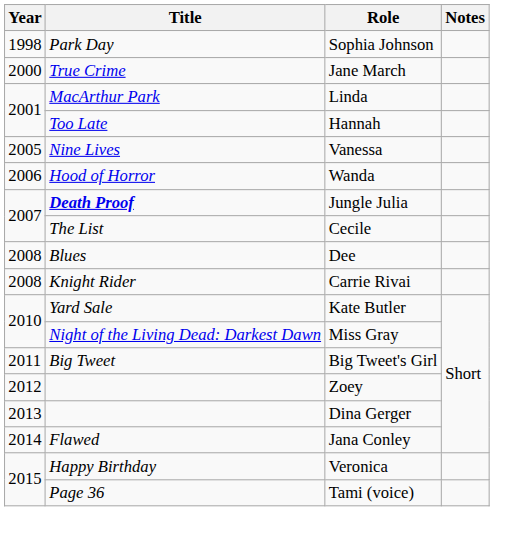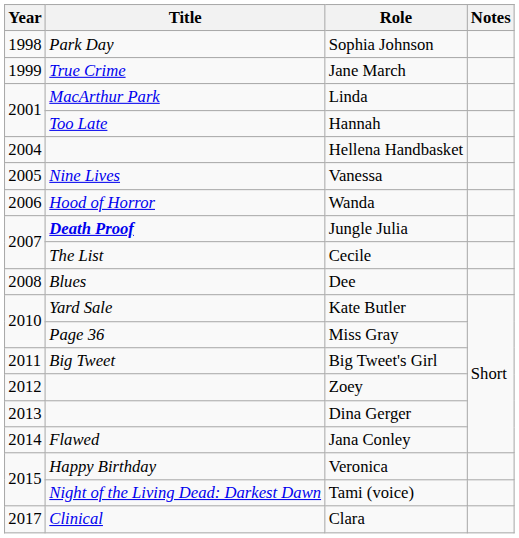(25, 70) 2000 -> (25, 70) 1999
+ row: (396, 149)
- row: (370, 281)
(185, 334) Night of the Living Dead: Darkest Dawn -> (77, 334) Page 36
(77, 492) Page 36 -> (185, 492) Night of the Living Dead: Darkest Dawn
+ row: (347, 519)
